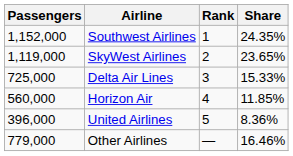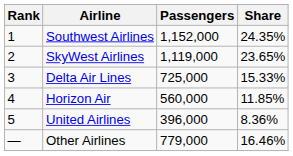columns swapped: (218, 15) <-> (45, 15)
